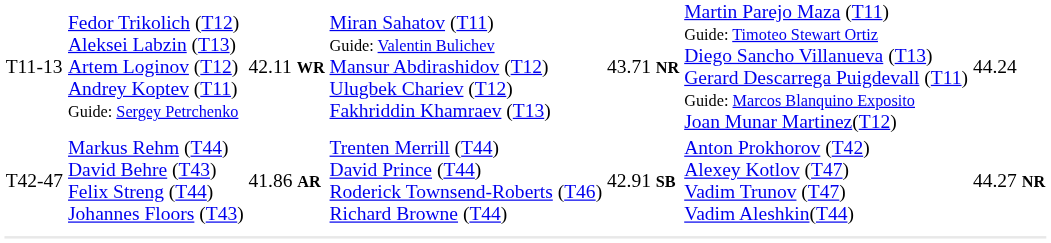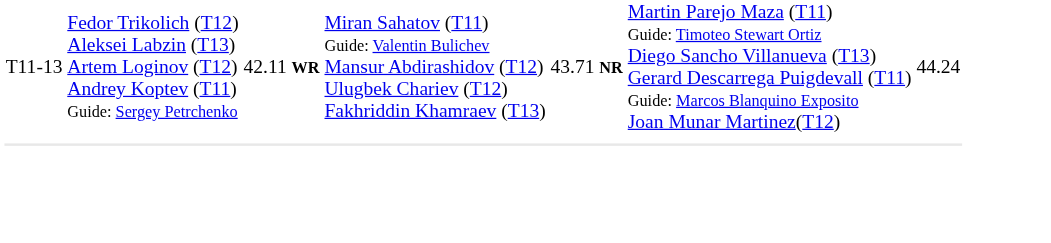- row: (34, 181)
